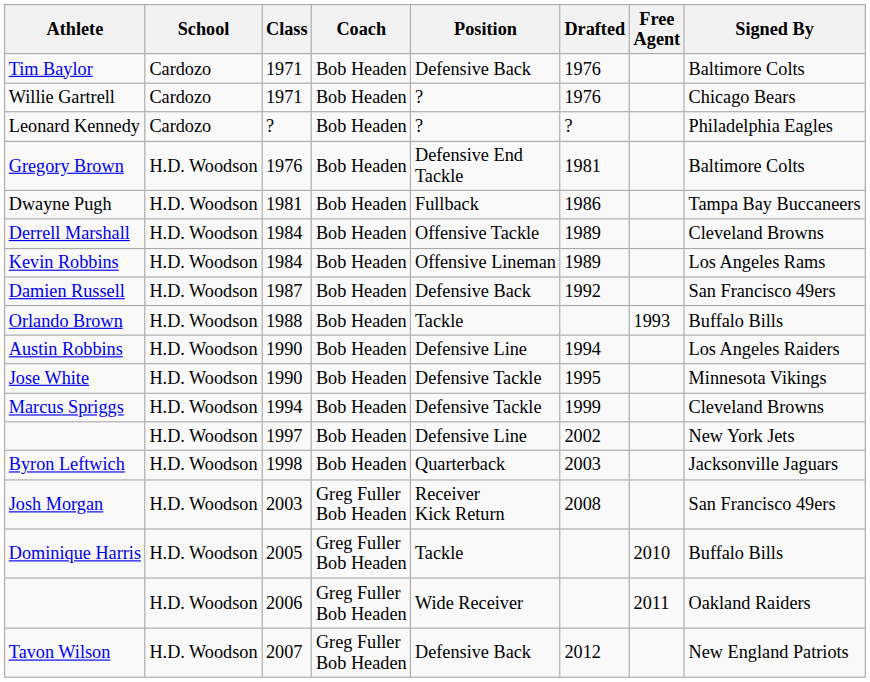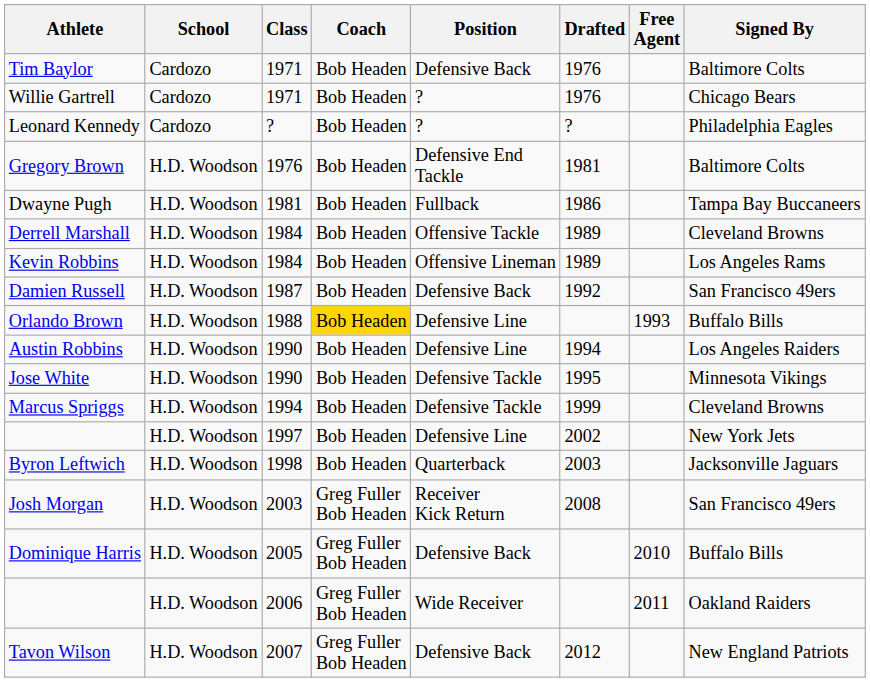(361, 320) no background -> (361, 320) gold background
(439, 320) Tackle -> (471, 320) Defensive Line
(439, 553) Tackle -> (473, 553) Defensive Back
